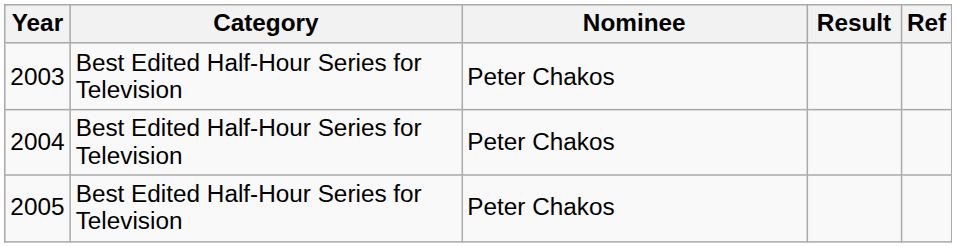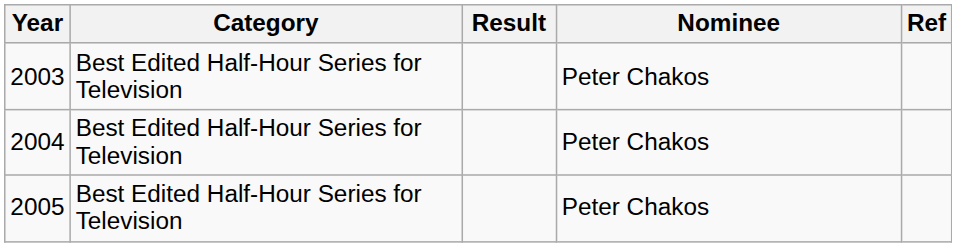columns swapped: (634, 23) <-> (854, 23)
